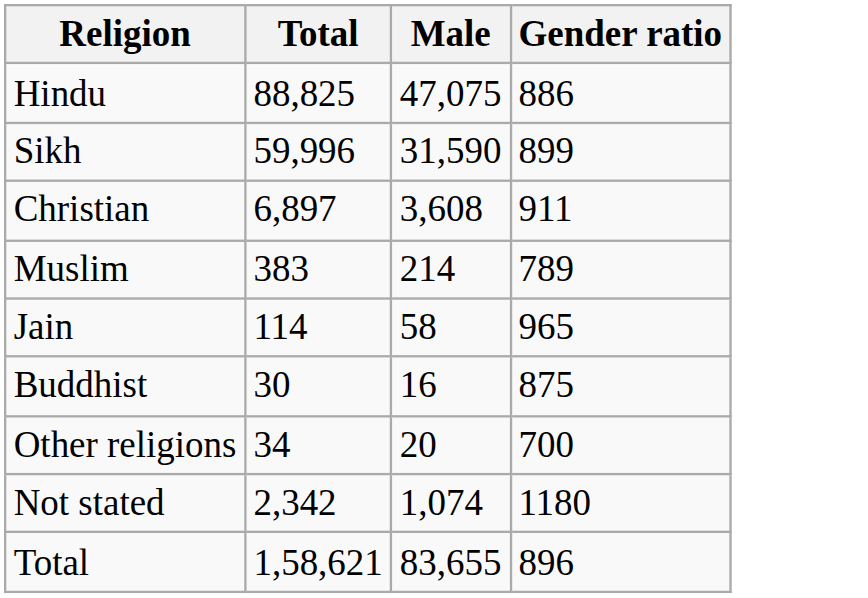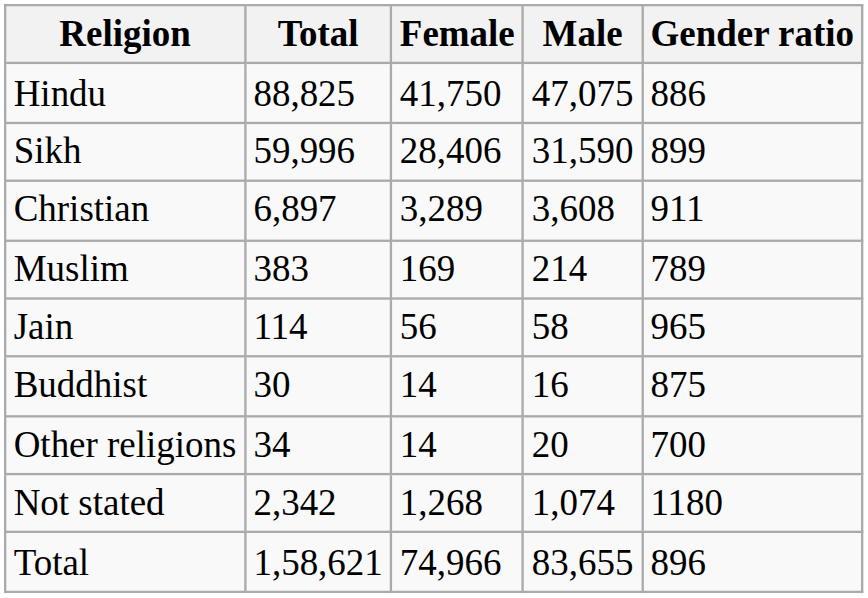+ column: (457, 33)
